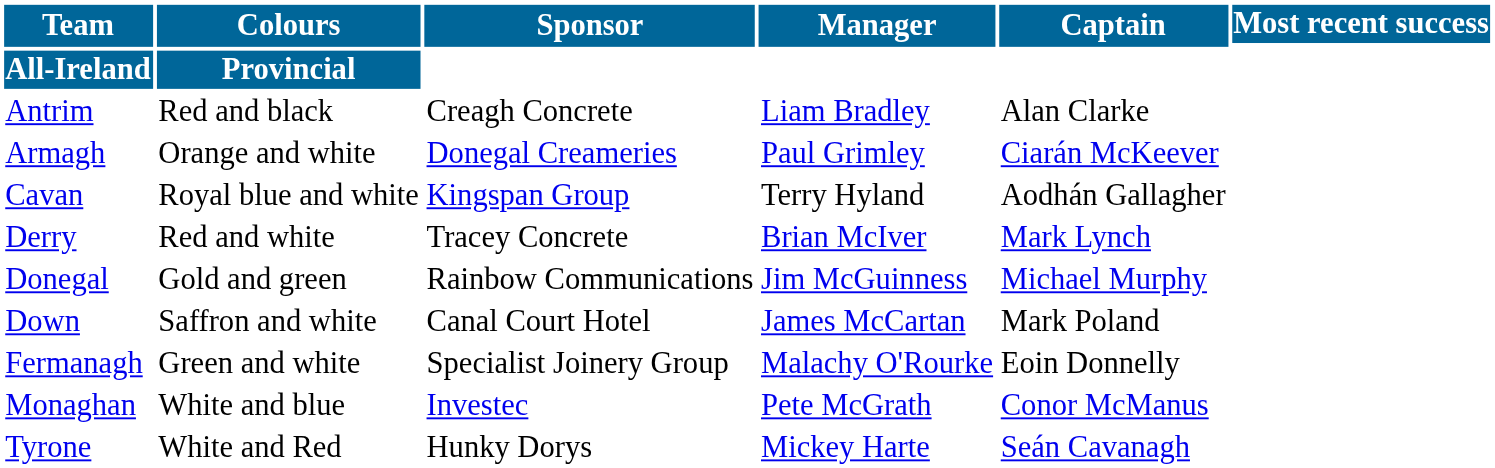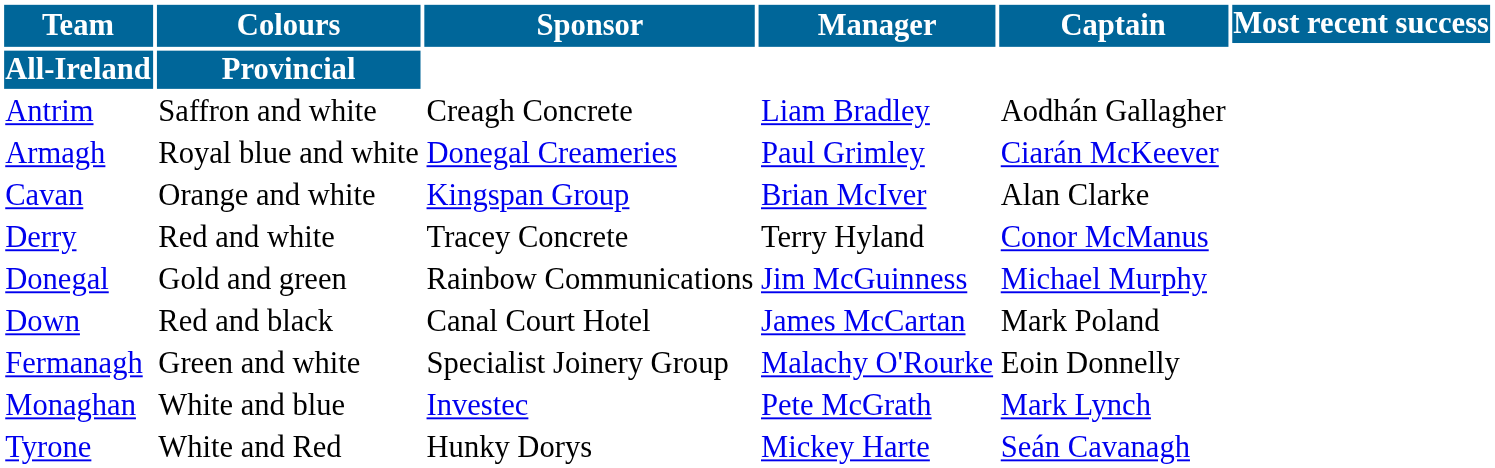(246, 111) Red and black -> (268, 111) Saffron and white
(1075, 111) Alan Clarke -> (1113, 111) Aodhán Gallagher
(267, 153) Orange and white -> (289, 153) Royal blue and white
(289, 195) Royal blue and white -> (267, 195) Orange and white
(843, 195) Terry Hyland -> (844, 195) Brian McIver
(1113, 195) Aodhán Gallagher -> (1075, 195) Alan Clarke
(844, 237) Brian McIver -> (843, 237) Terry Hyland
(1076, 237) Mark Lynch -> (1105, 237) Conor McManus
(268, 321) Saffron and white -> (246, 321) Red and black
(1105, 405) Conor McManus -> (1076, 405) Mark Lynch
